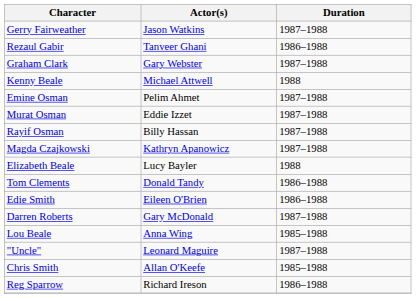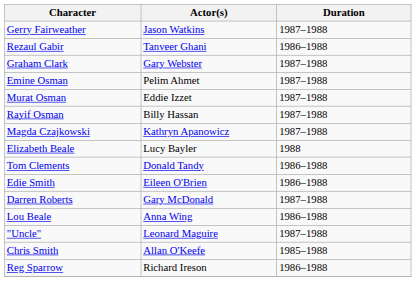- row: (35, 81)
(303, 234) 1985–1988 -> (303, 217) 1986–1988
